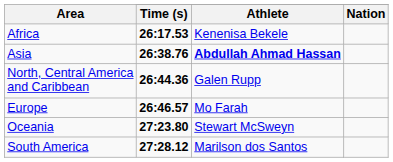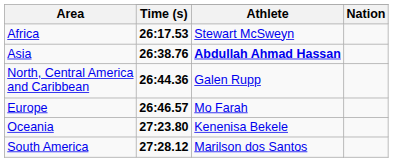(241, 34) Kenenisa Bekele -> (244, 34) Stewart McSweyn
(244, 127) Stewart McSweyn -> (241, 127) Kenenisa Bekele
